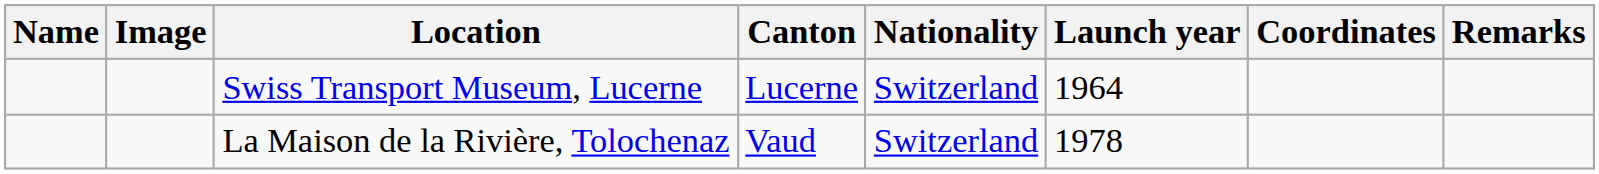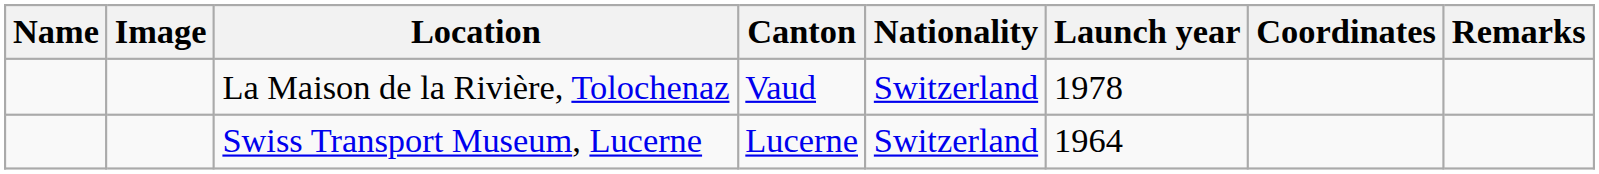rows swapped: (462, 86) <-> (476, 140)
